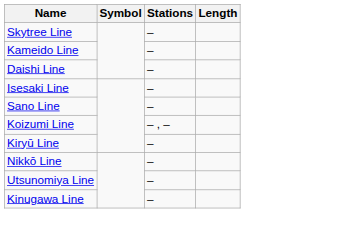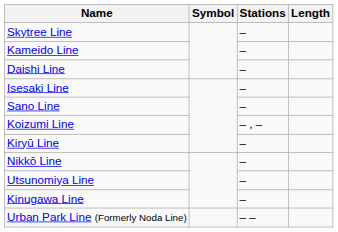+ row: (97, 217)
